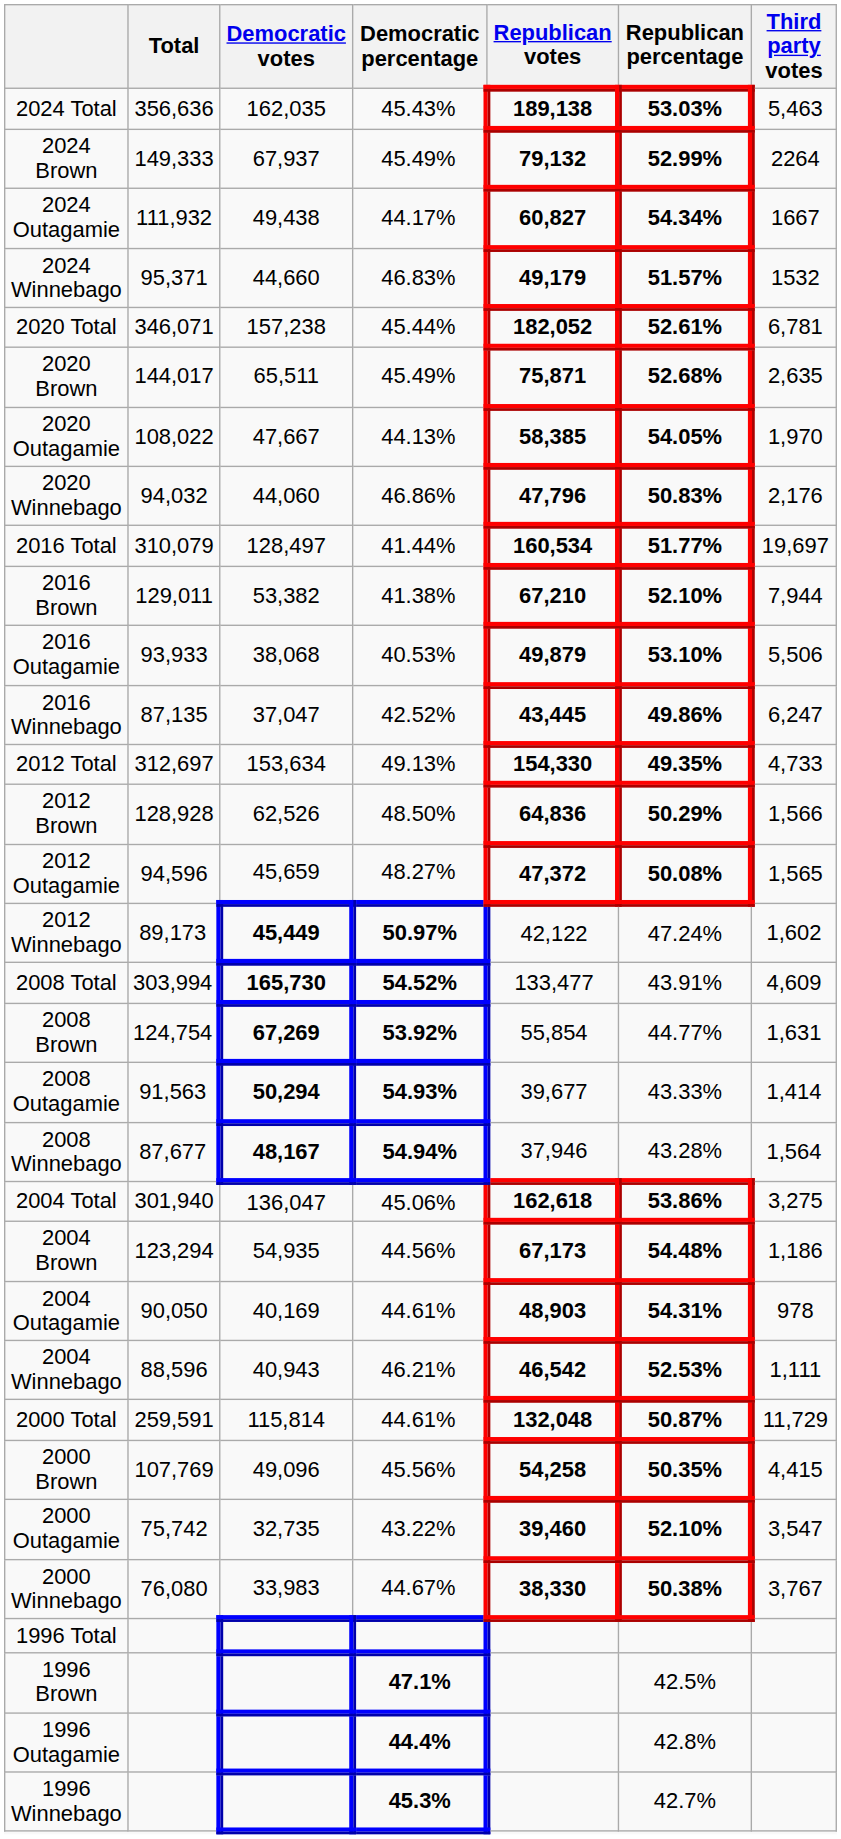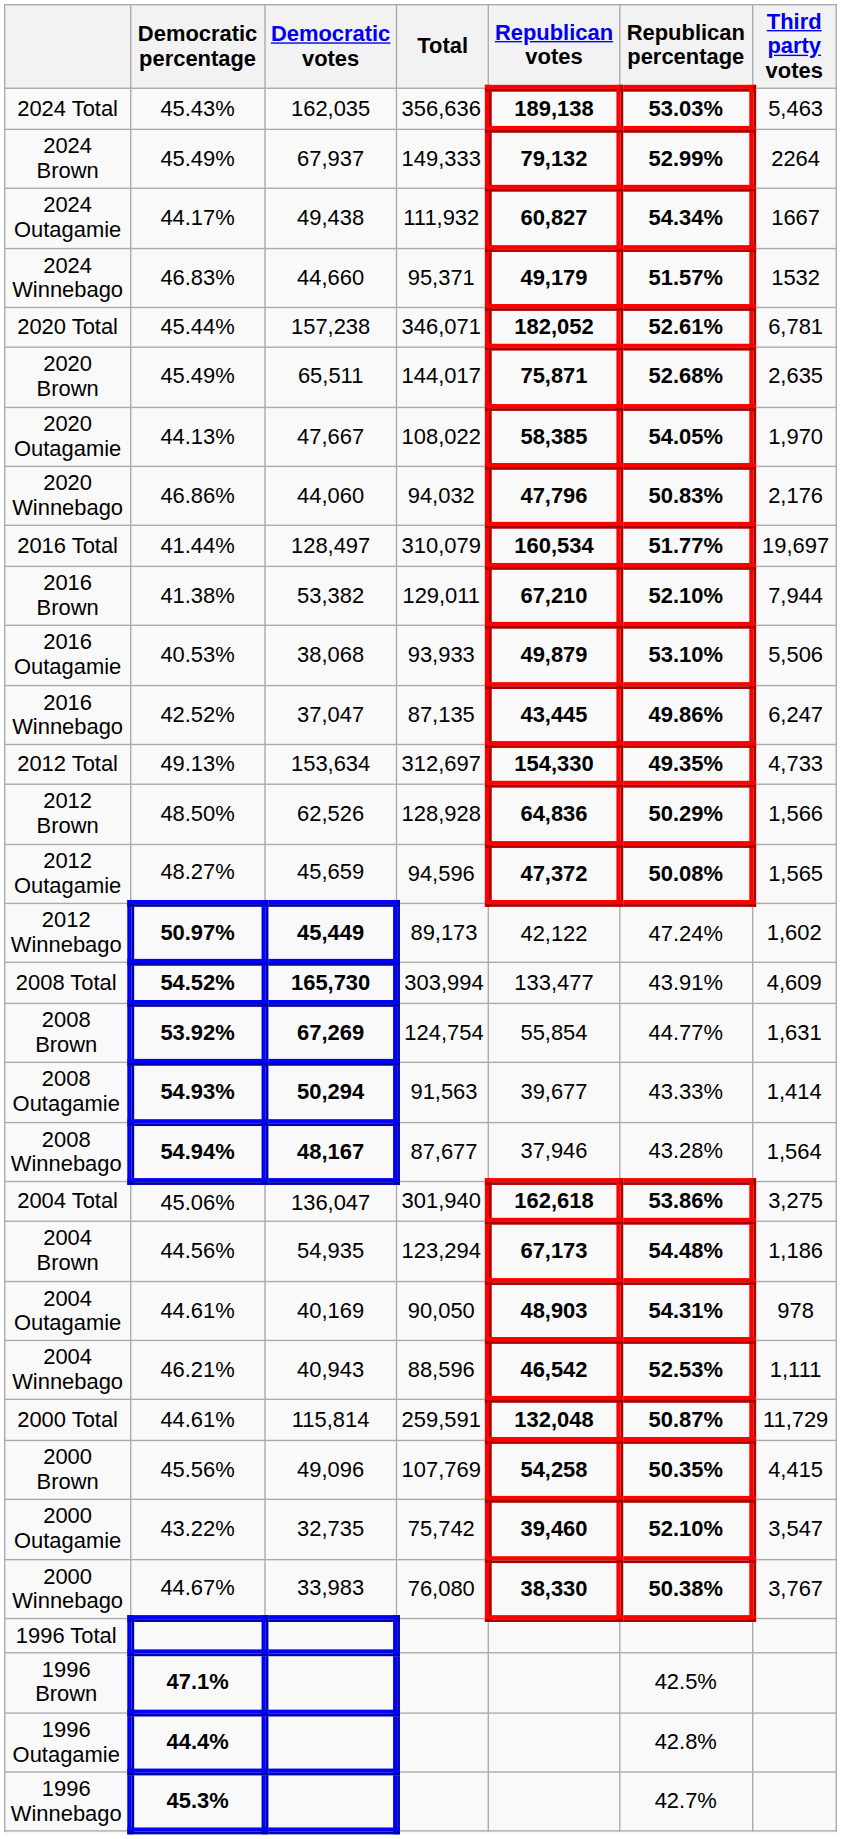columns swapped: (174, 46) <-> (420, 46)
